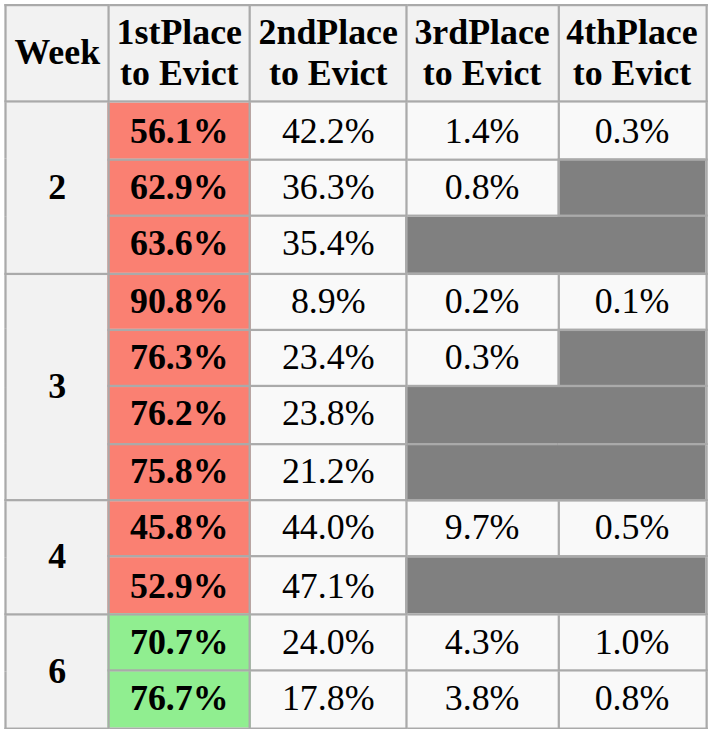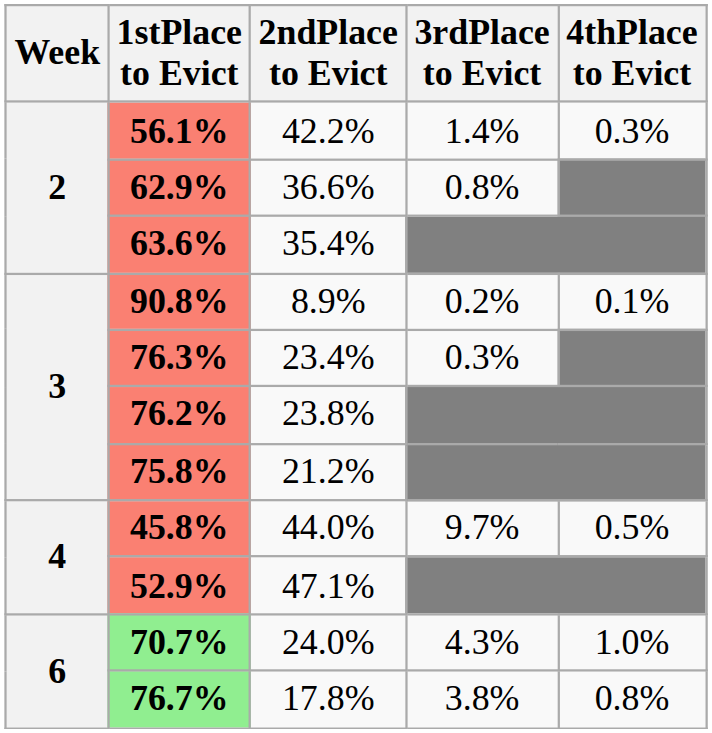(328, 186) 36.3% -> (328, 186) 36.6%
